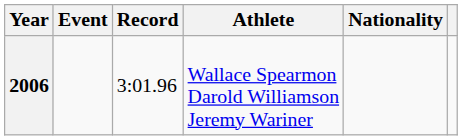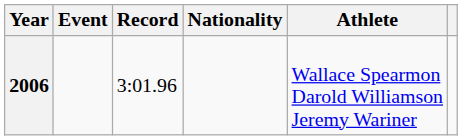columns swapped: (263, 20) <-> (396, 20)
